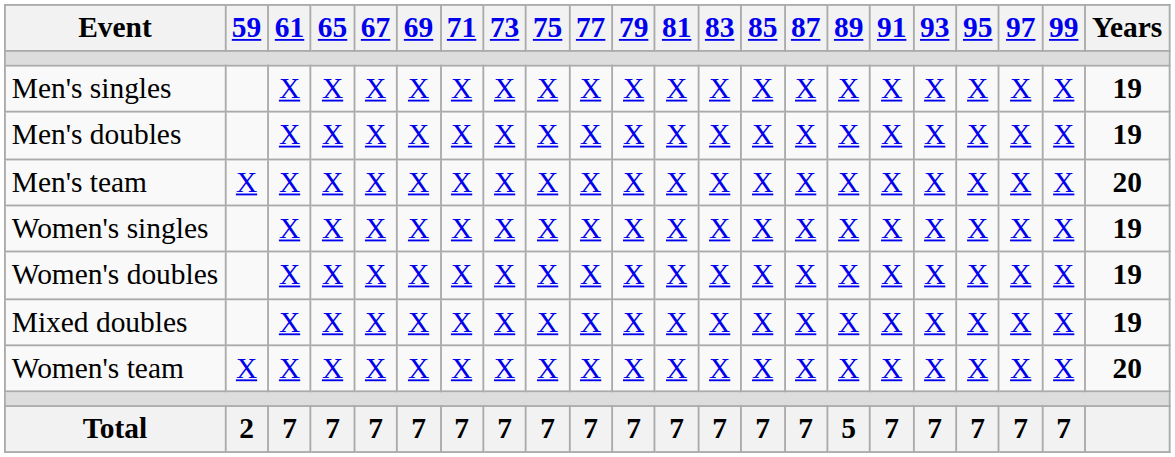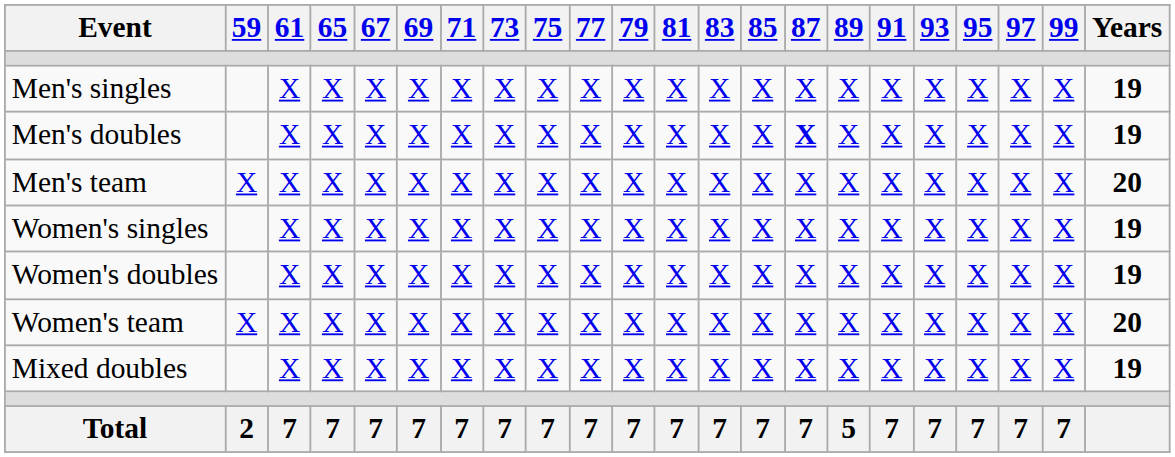(806, 134) normal -> (806, 134) bold
rows swapped: (98, 368) <-> (100, 321)
